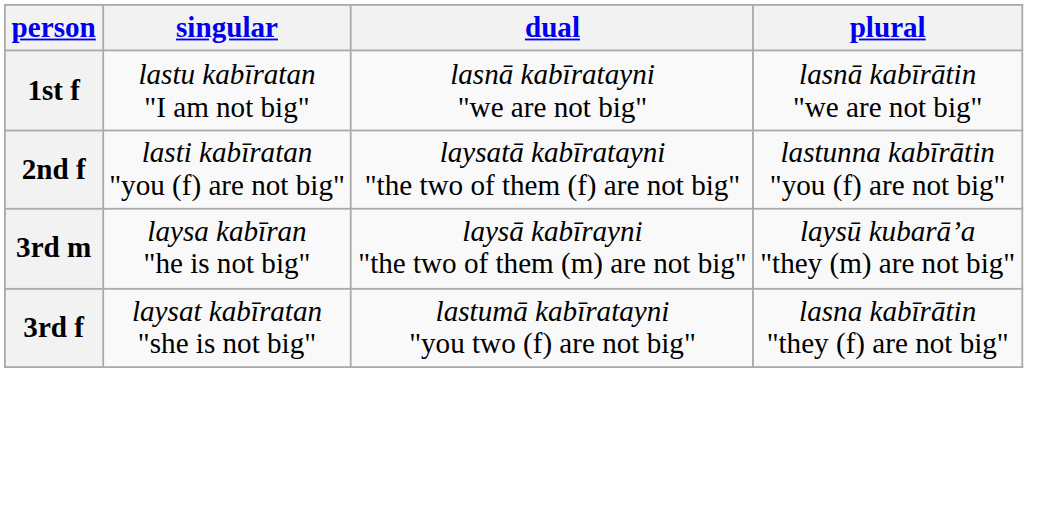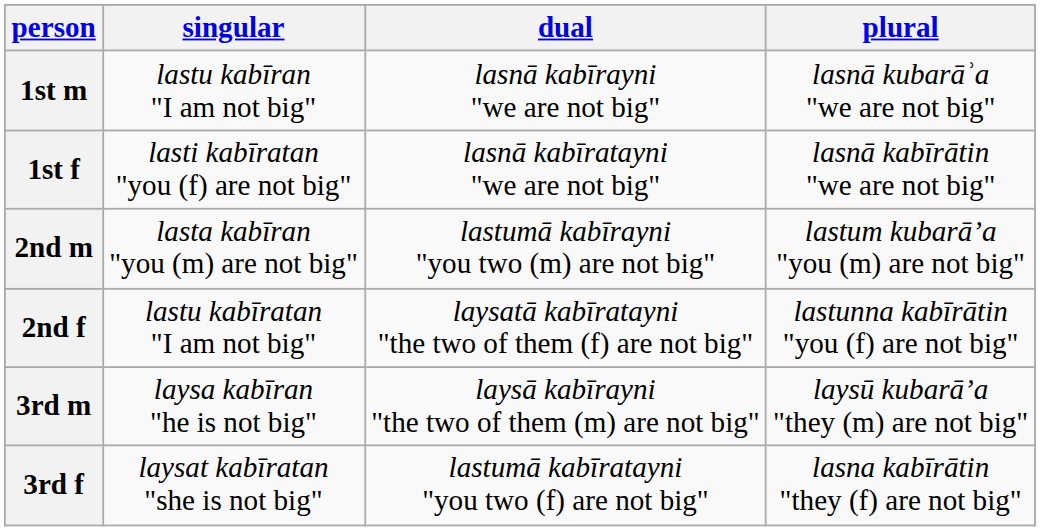+ row: (54, 90)
(227, 90) lastu kabīratan "I am not big" -> (233, 169) lasti kabīratan "you (f) are not big"
+ row: (54, 248)
(227, 169) lasti kabīratan "you (f) are not big" -> (233, 326) lastu kabīratan "I am not big"
